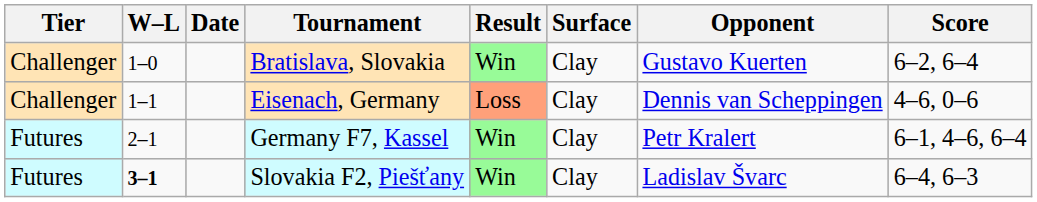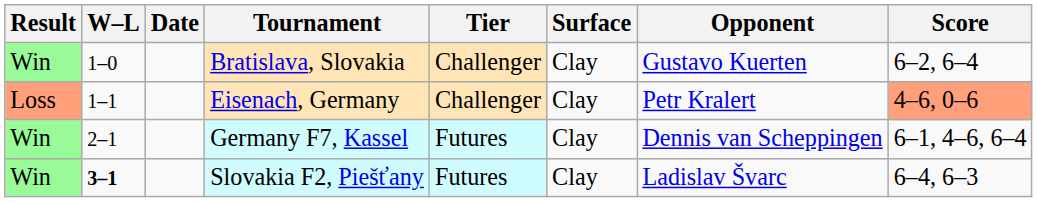columns swapped: (508, 23) <-> (63, 23)
(763, 100) Dennis van Scheppingen -> (699, 100) Petr Kralert
(936, 100) no background -> (936, 100) lightsalmon background
(699, 138) Petr Kralert -> (763, 138) Dennis van Scheppingen
